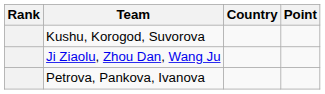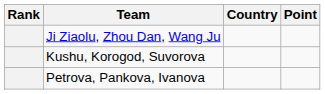rows swapped: (133, 57) <-> (125, 36)
